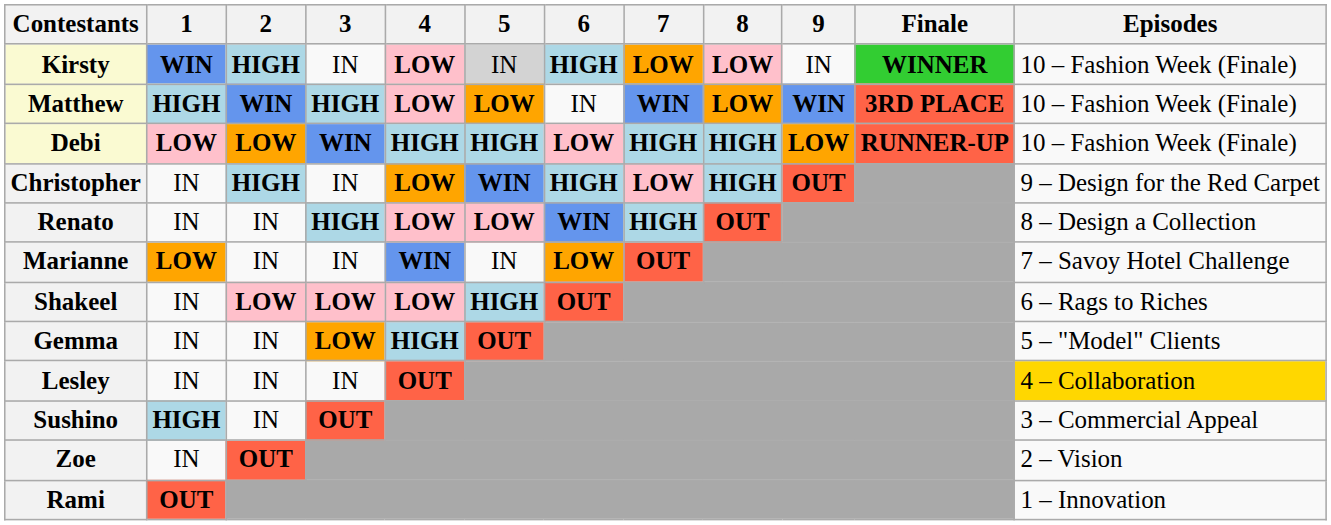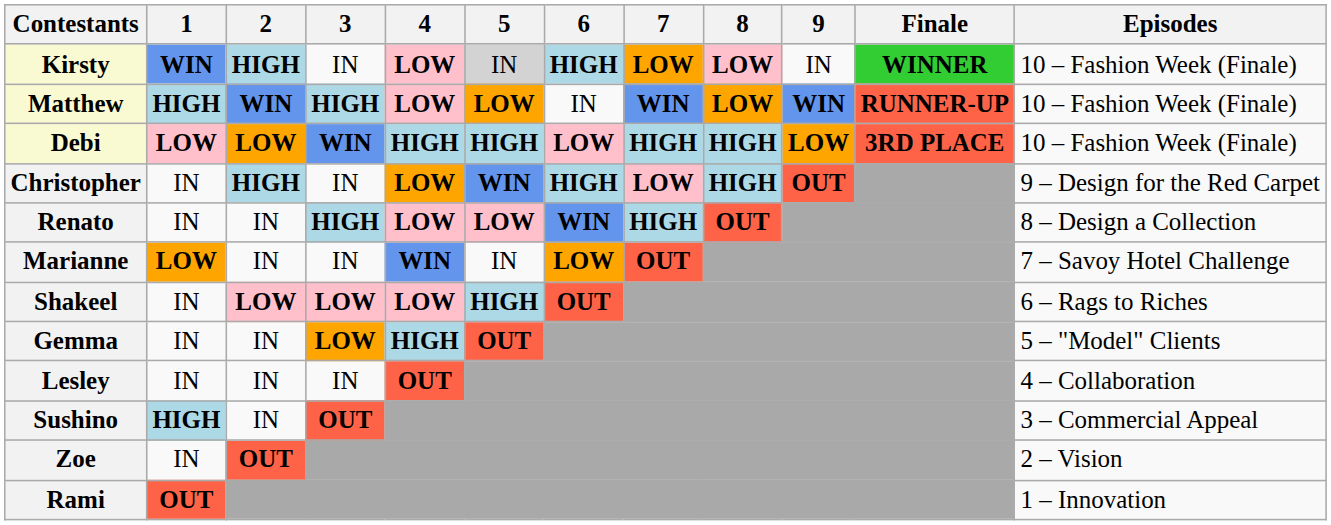(935, 103) 3RD PLACE -> (935, 103) RUNNER-UP
(935, 143) RUNNER-UP -> (935, 143) 3RD PLACE
(1108, 380) gold background -> (1108, 380) no background
